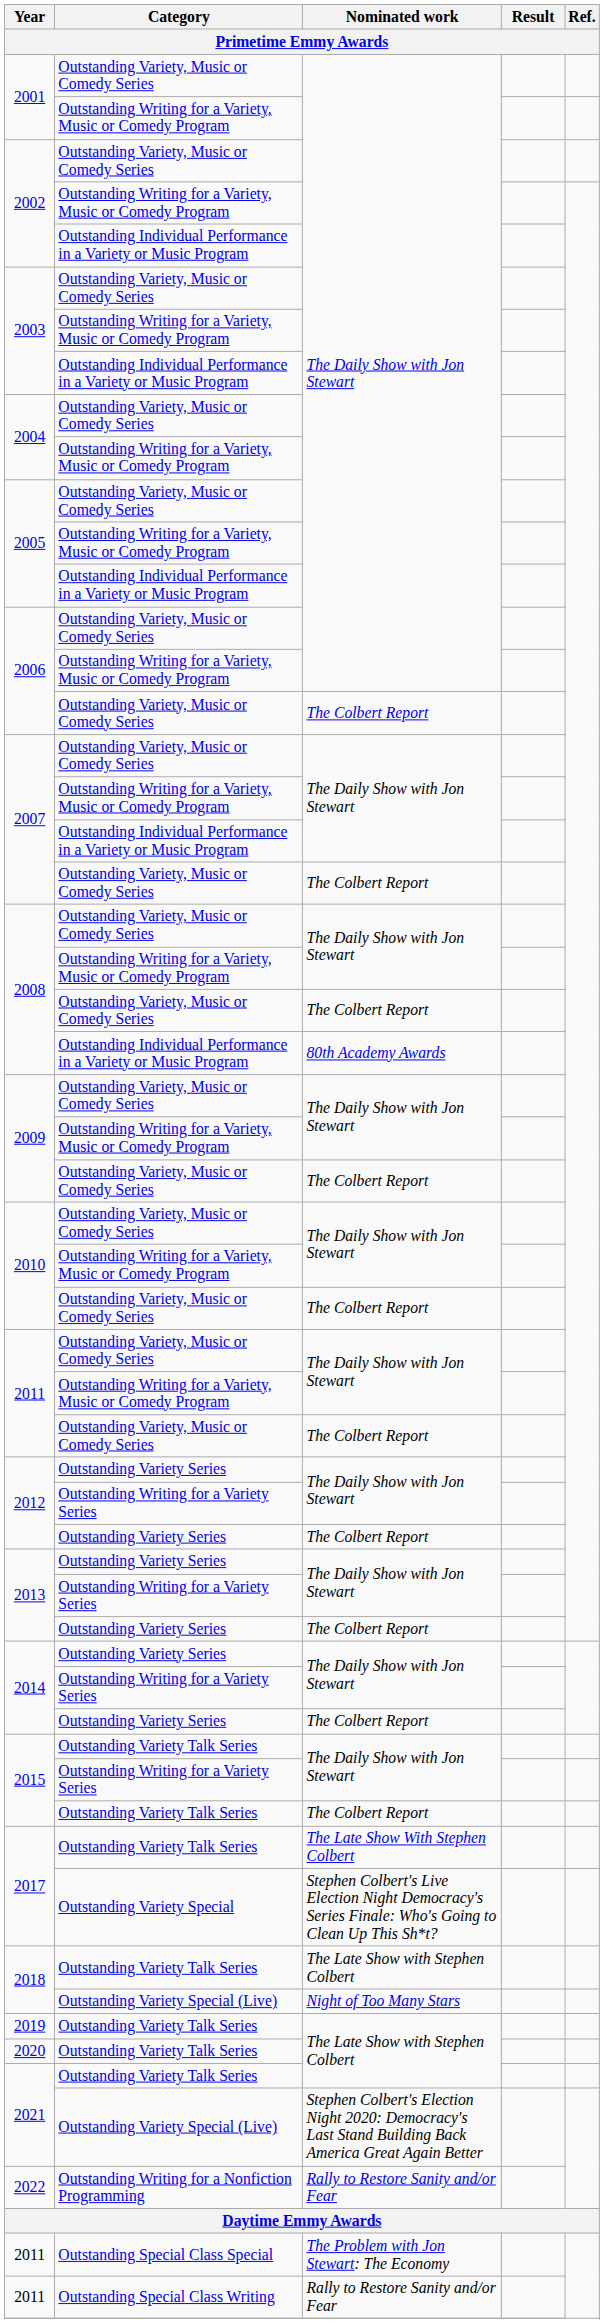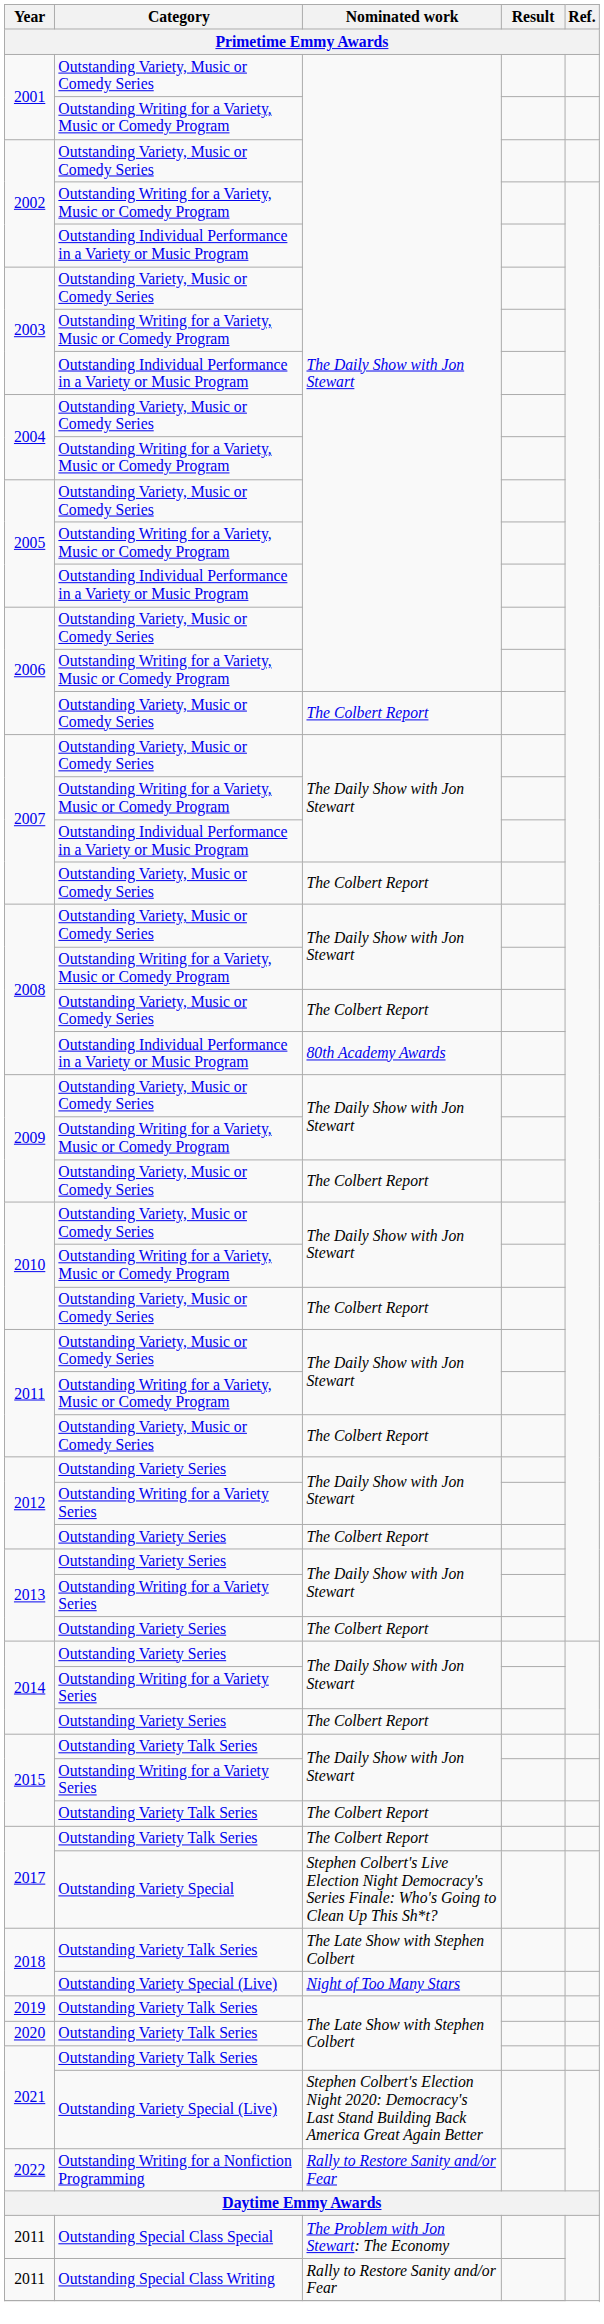(396, 1847) The Late Show With Stephen Colbert -> (367, 1838) The Colbert Report
